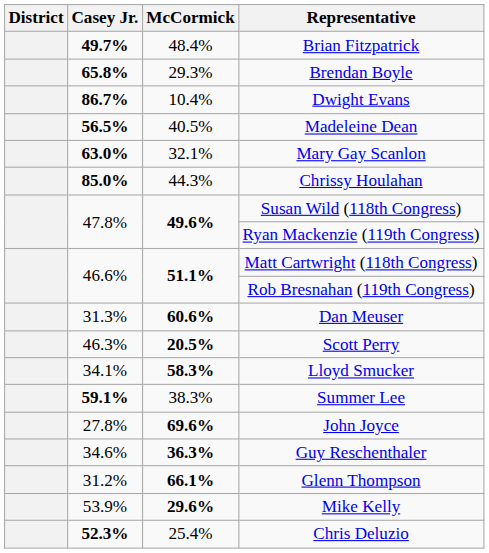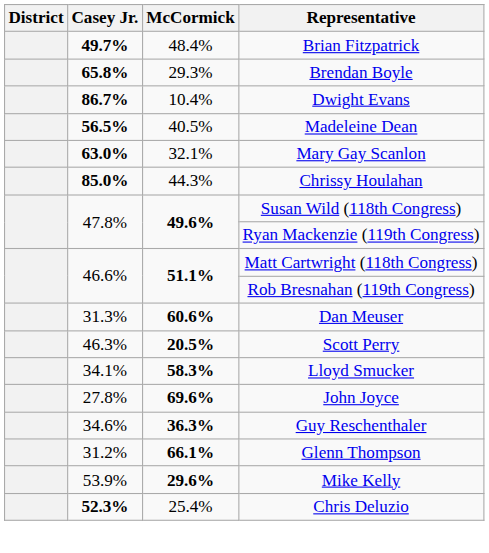- row: (361, 398)
